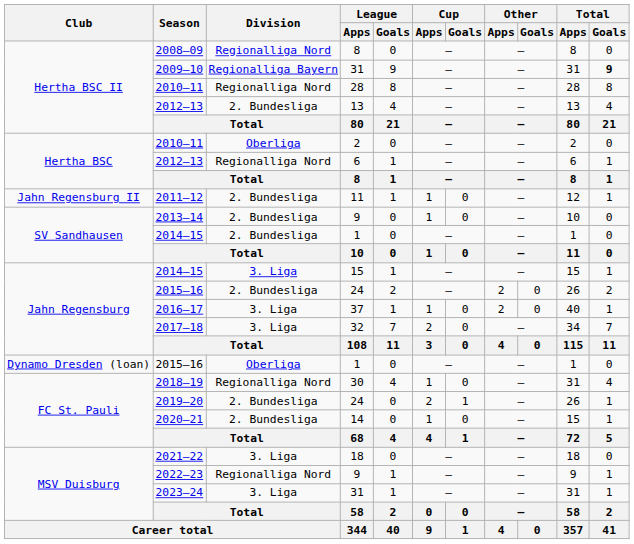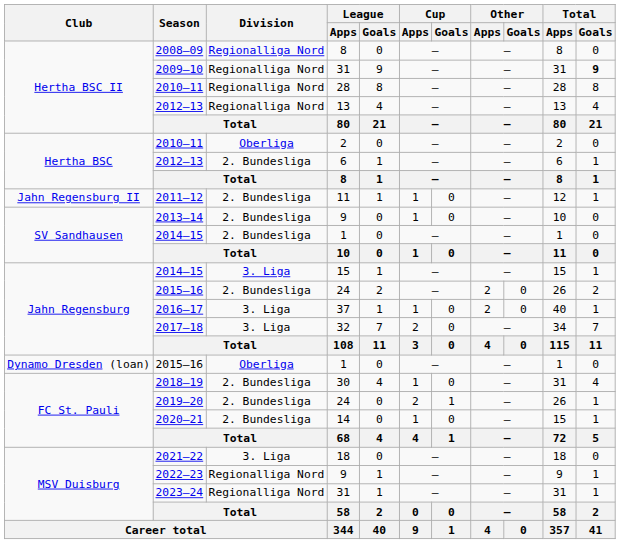(273, 69) Regionalliga Bayern -> (266, 69) Regionalliga Nord
(273, 106) 2. Bundesliga -> (266, 106) Regionalliga Nord
(273, 161) Regionalliga Nord -> (266, 161) 2. Bundesliga
(273, 382) Regionalliga Nord -> (266, 382) 2. Bundesliga
(273, 493) 3. Liga -> (266, 493) Regionalliga Nord
